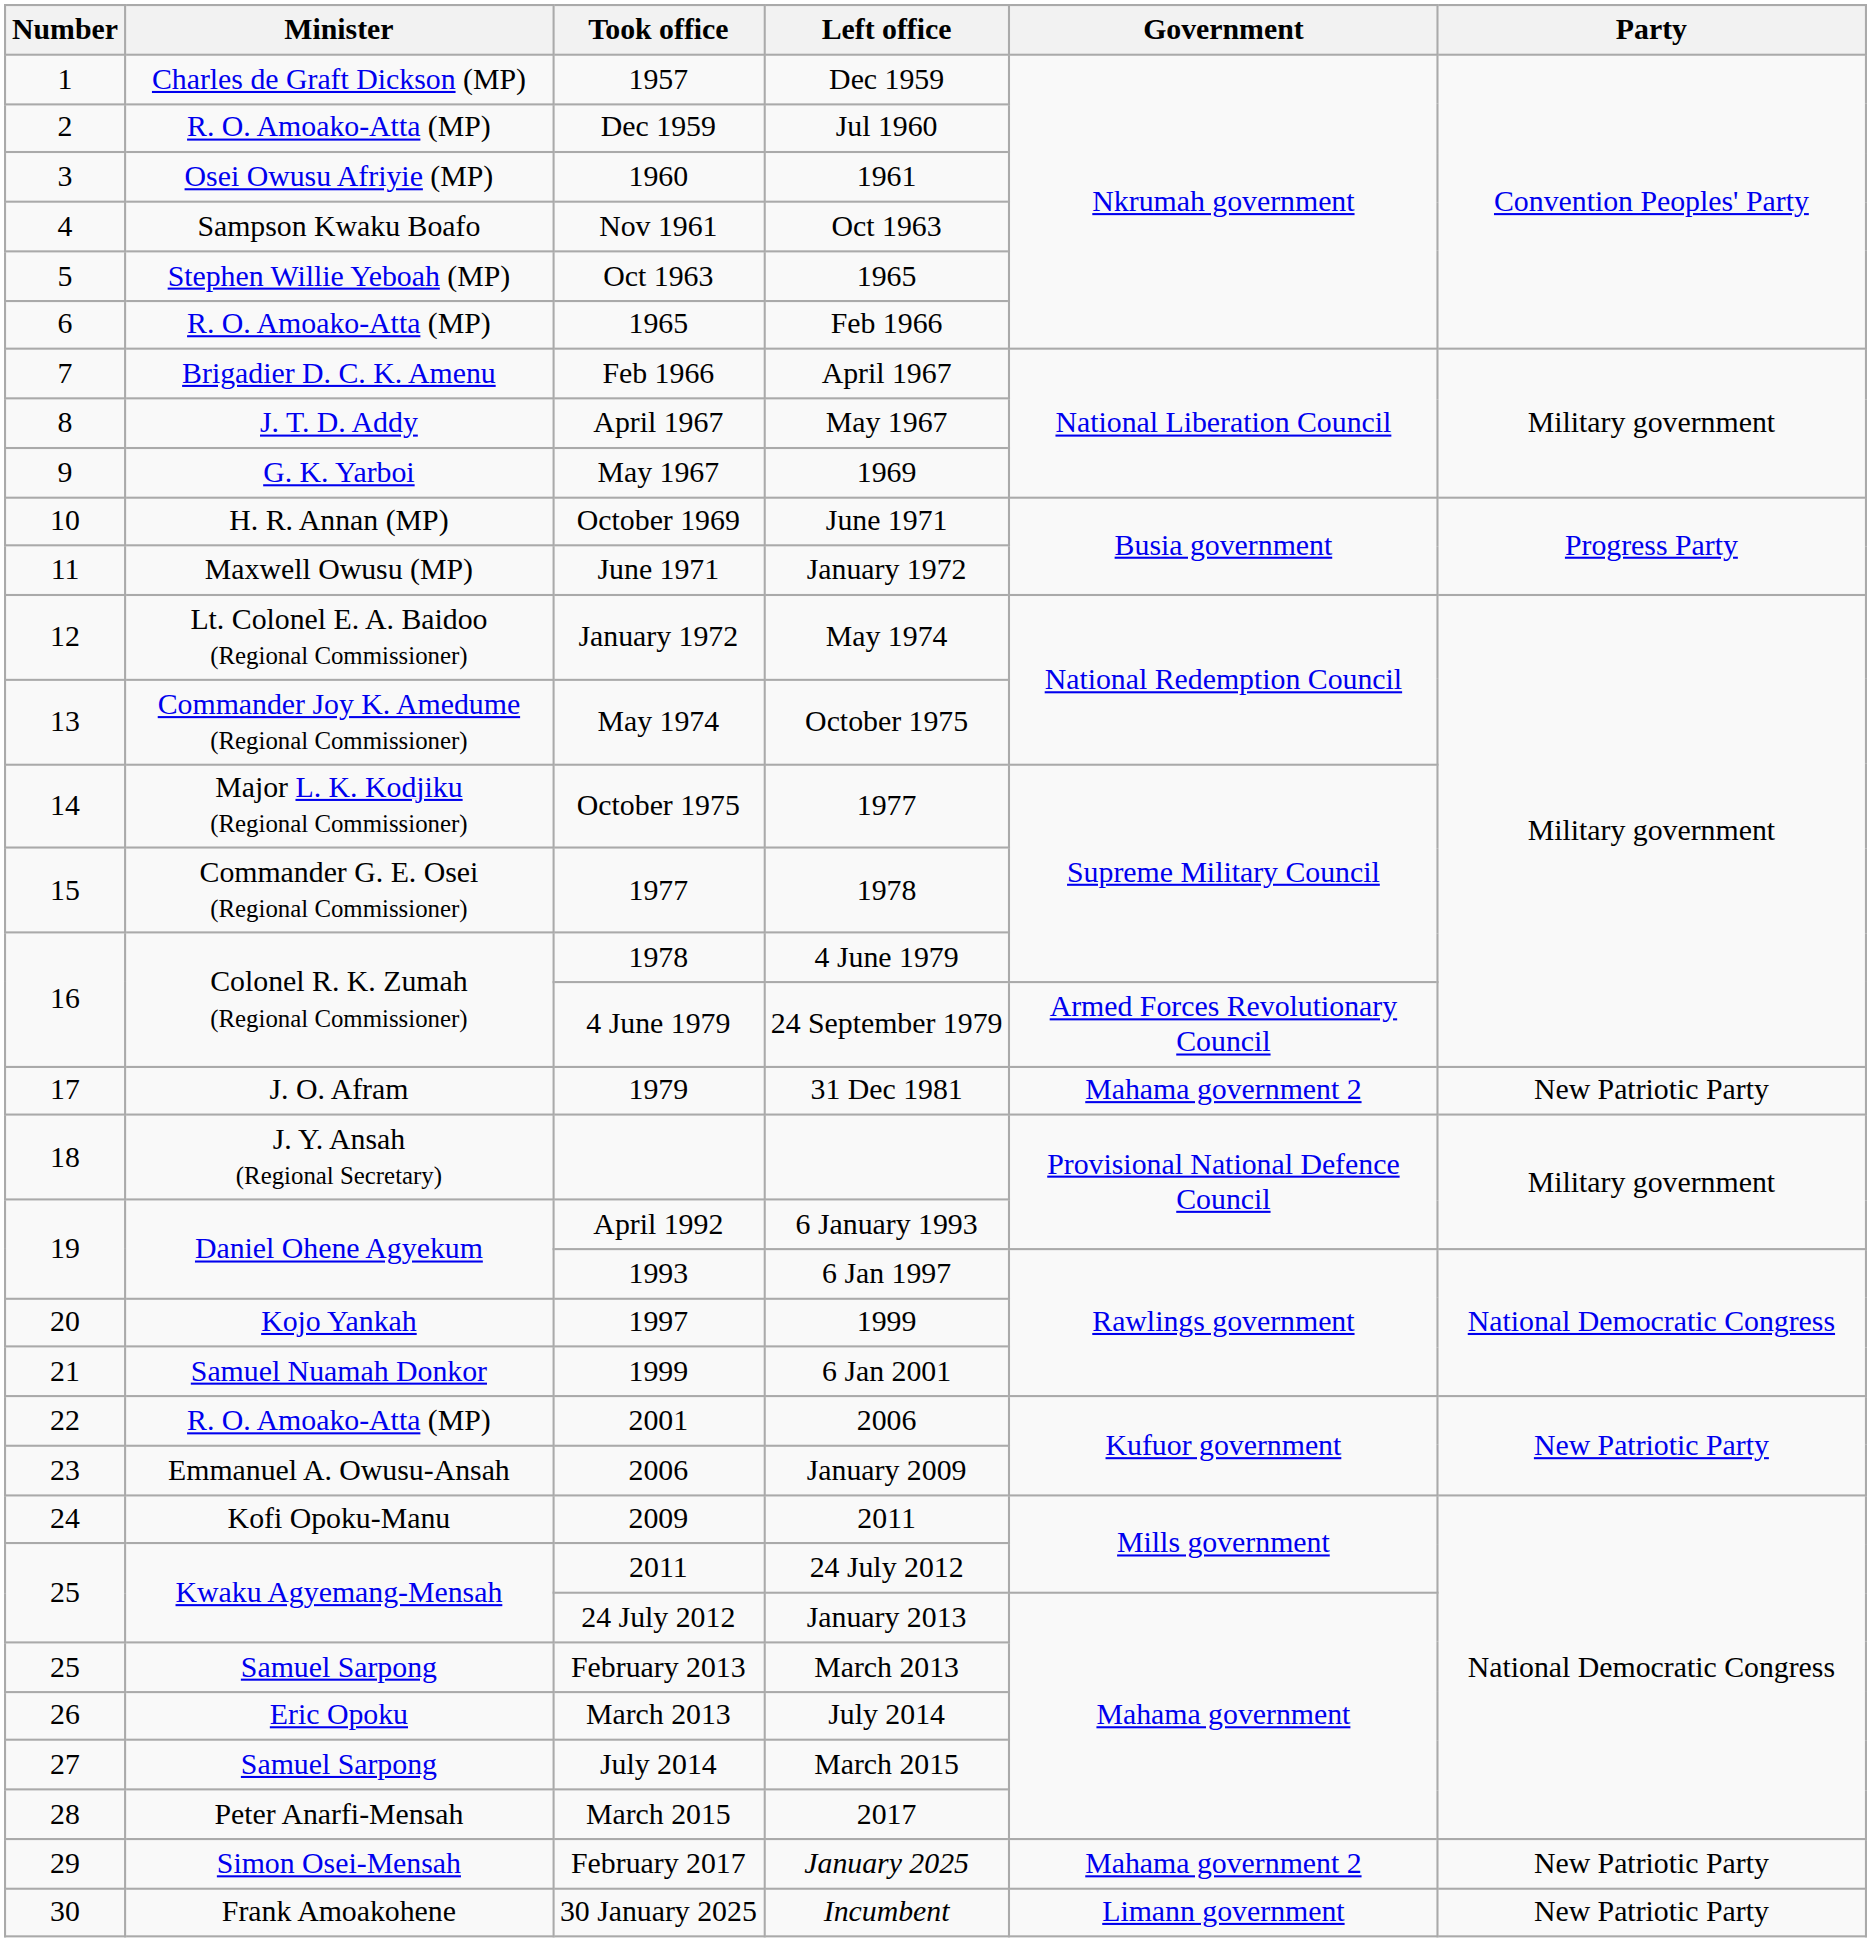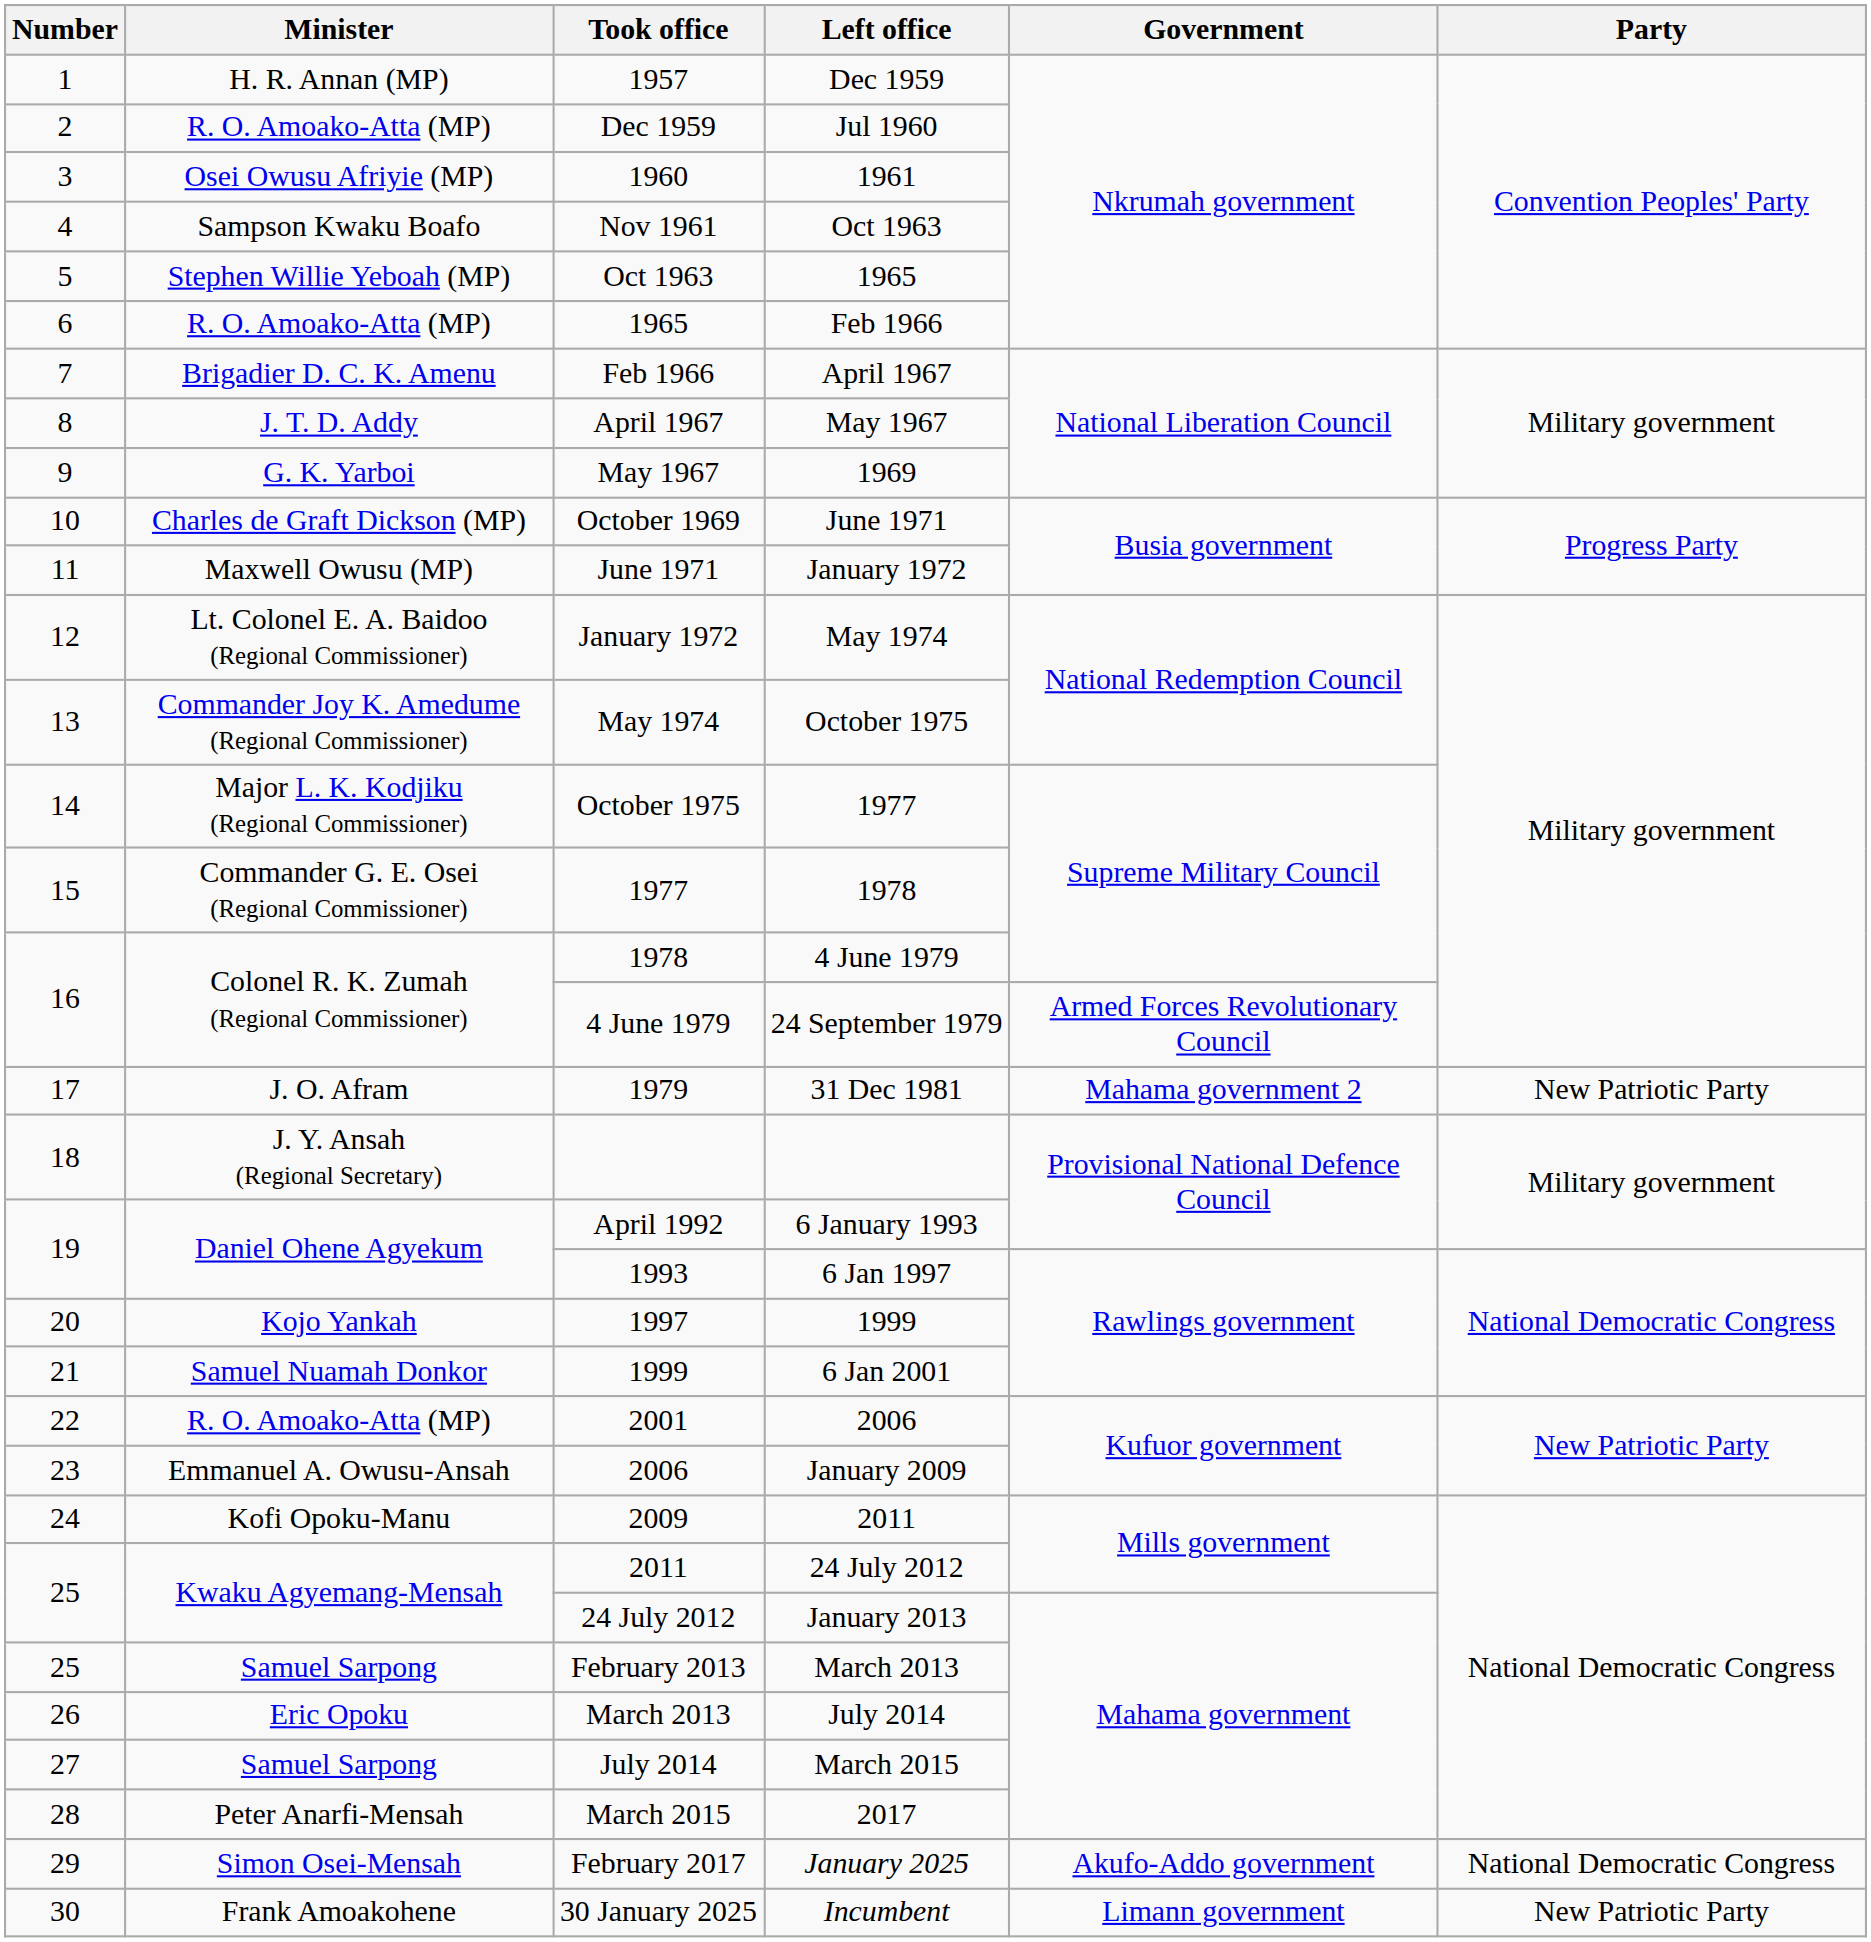(339, 78) Charles de Graft Dickson (MP) -> (339, 78) H. R. Annan (MP)
(339, 521) H. R. Annan (MP) -> (339, 521) Charles de Graft Dickson (MP)
(1223, 1862) Mahama government 2 -> (1223, 1862) Akufo-Addo government
(1651, 1862) New Patriotic Party -> (1651, 1862) National Democratic Congress
